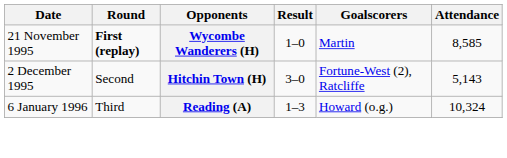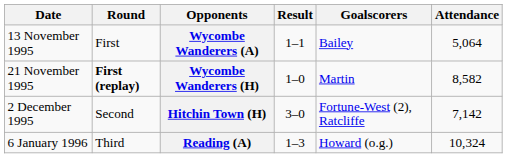+ row: (217, 43)
(467, 43) 8,585 -> (467, 78) 8,582
(467, 78) 5,143 -> (467, 114) 7,142
